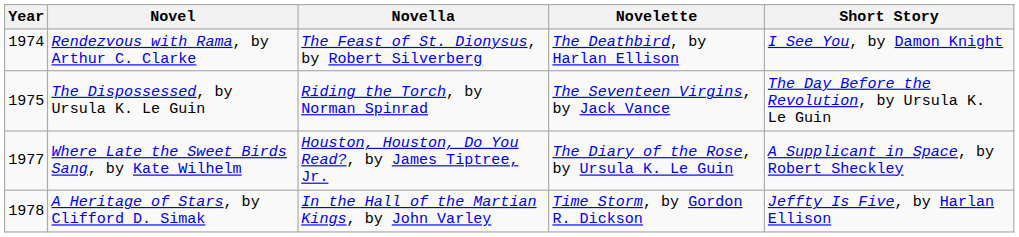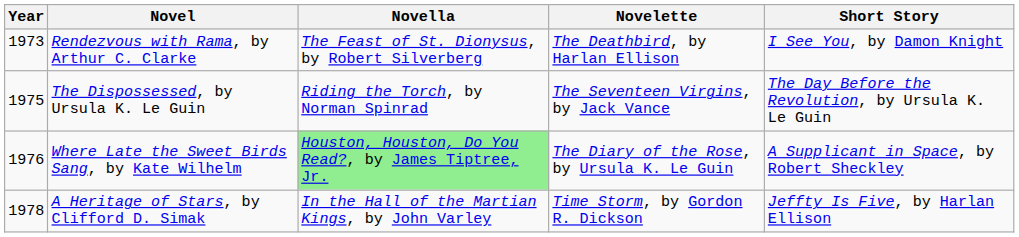(26, 41) 1974 -> (26, 41) 1973
(26, 160) 1977 -> (26, 160) 1976
(410, 160) no background -> (410, 160) lightgreen background
